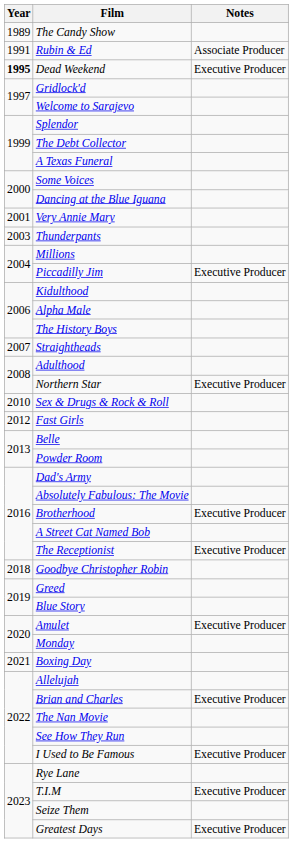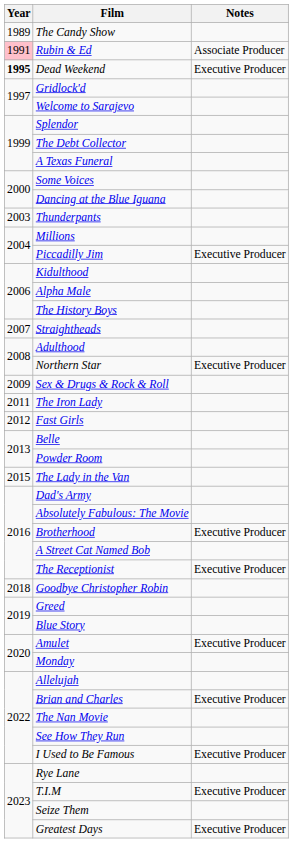(19, 50) no background -> (19, 50) pink background
- row: (75, 217)
(19, 402) 2010 -> (19, 384) 2009
+ row: (69, 402)
+ row: (83, 476)
- row: (64, 662)
